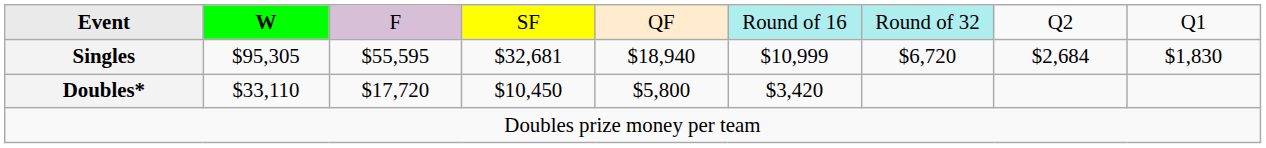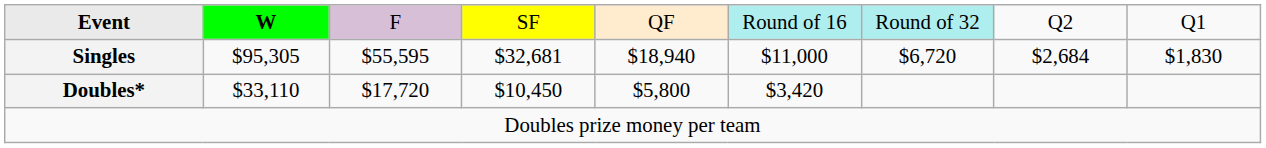(794, 56) $10,999 -> (794, 56) $11,000
